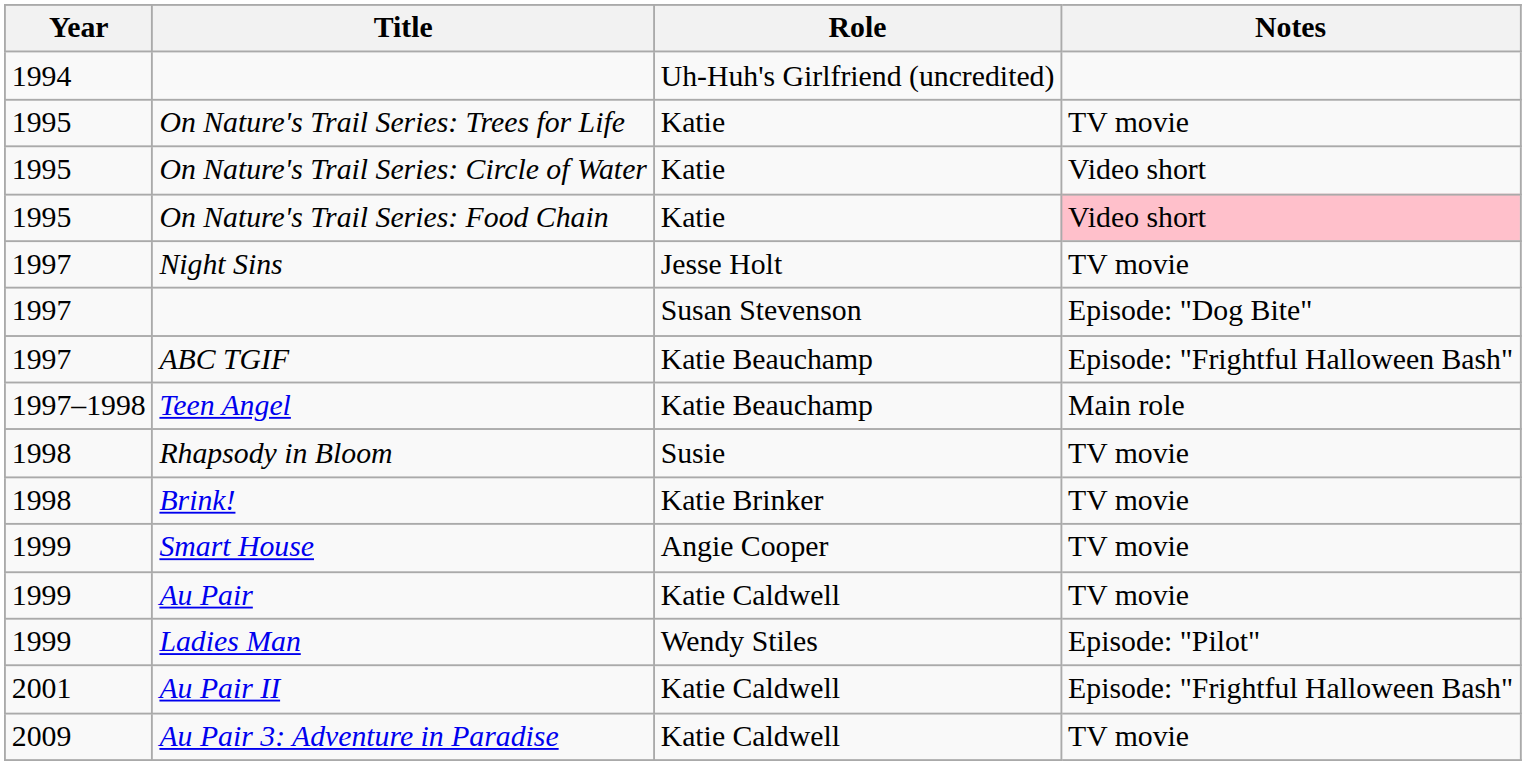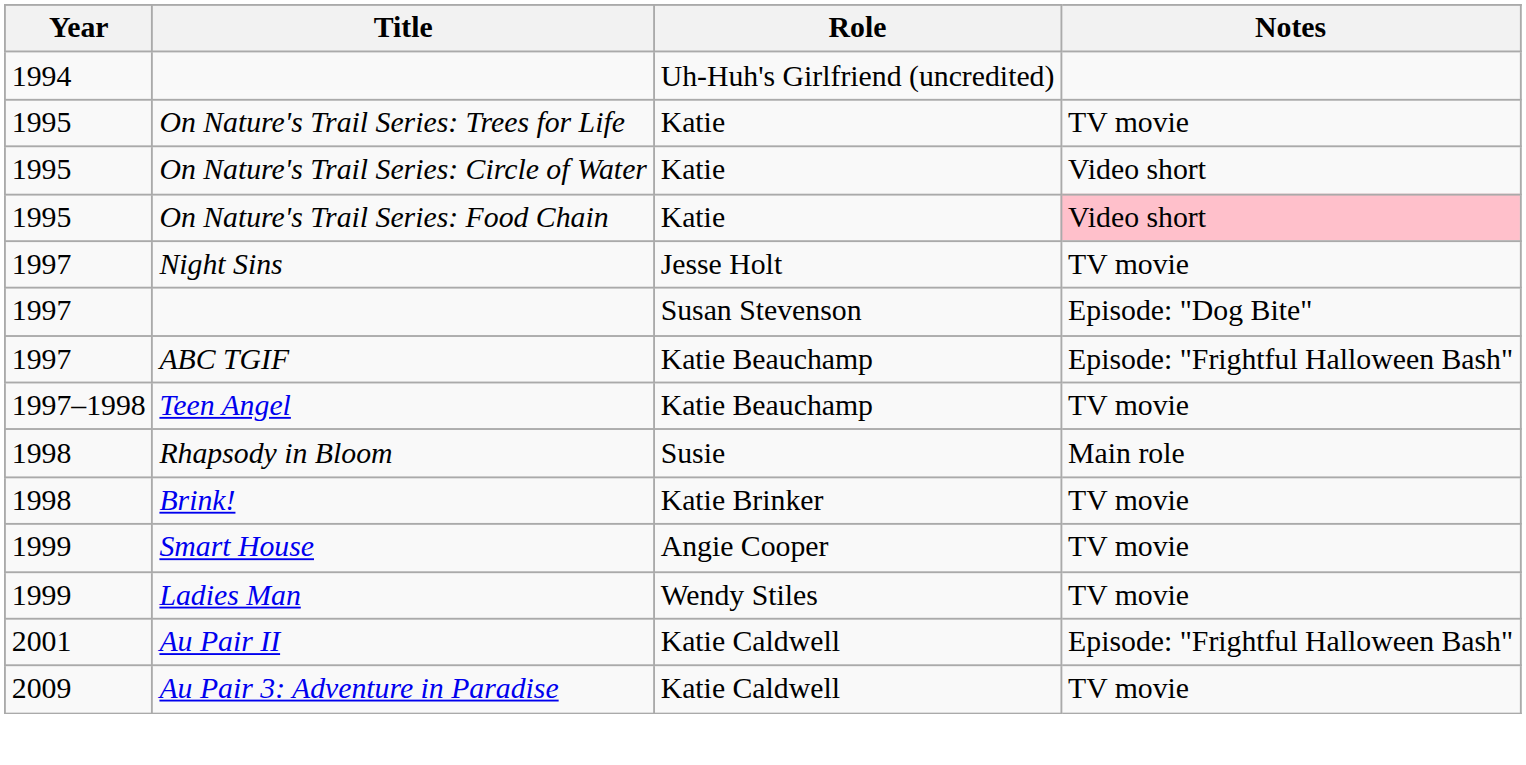(1126, 405) Main role -> (1129, 405) TV movie
(1129, 452) TV movie -> (1126, 452) Main role
- row: (206, 594)
(1164, 641) Episode: "Pilot" -> (1129, 594) TV movie
